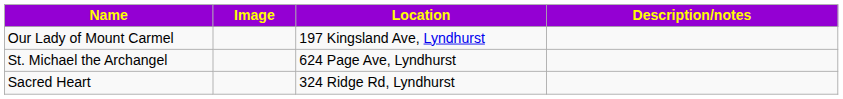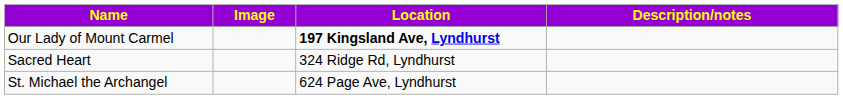(392, 37) normal -> (399, 37) bold
rows swapped: (49, 82) <-> (88, 60)
